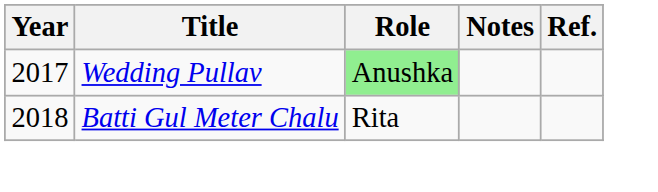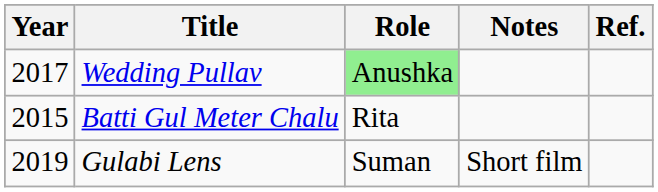(40, 117) 2018 -> (40, 117) 2015
+ row: (152, 162)
